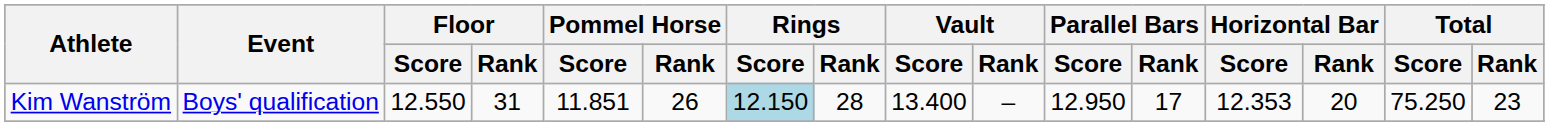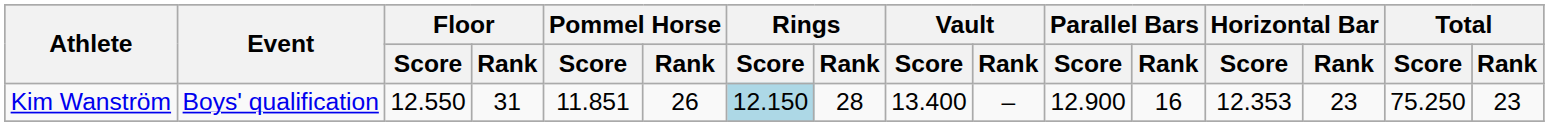(1088, 103) 12.950 -> (1088, 103) 12.900
(1168, 103) 17 -> (1168, 103) 16
(1344, 103) 20 -> (1344, 103) 23
